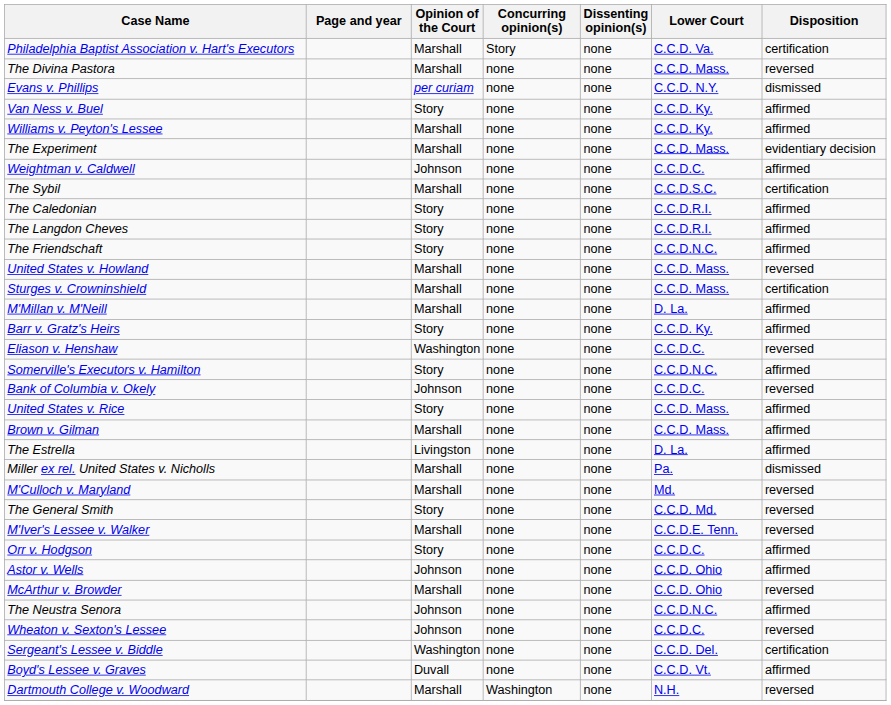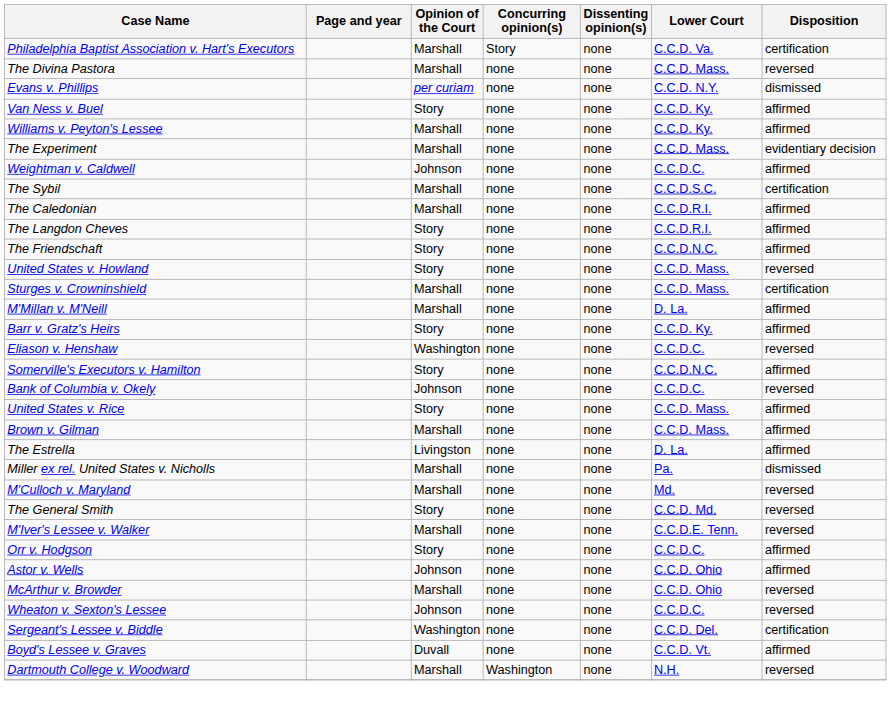(429, 209) Story -> (438, 209) Marshall
(438, 269) Marshall -> (429, 269) Story
- row: (64, 610)
